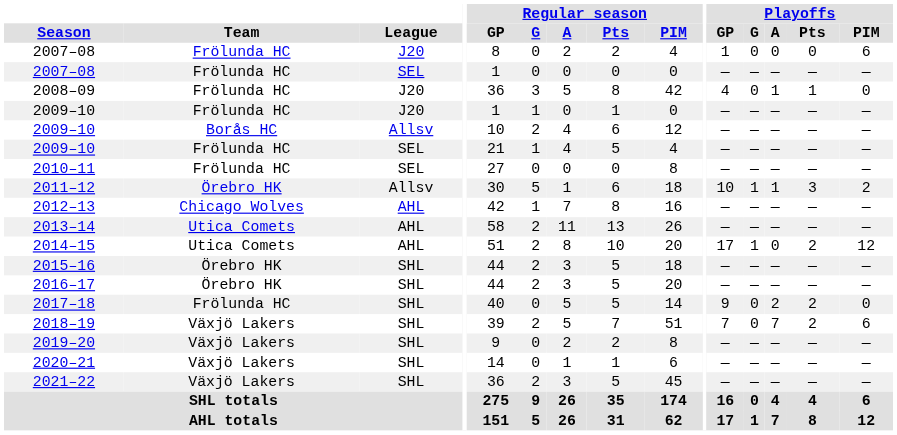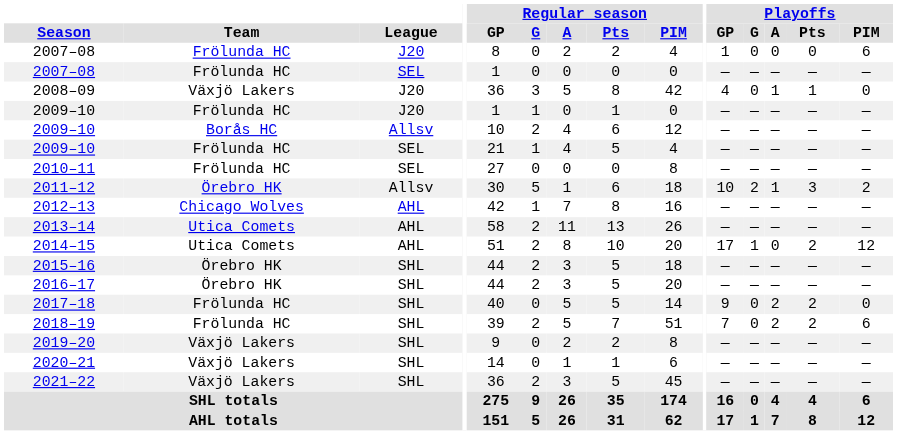(242, 91) Frölunda HC -> (242, 91) Växjö Lakers
(754, 188) 1 -> (754, 188) 2
(242, 324) Växjö Lakers -> (242, 324) Frölunda HC
(775, 324) 7 -> (775, 324) 2
